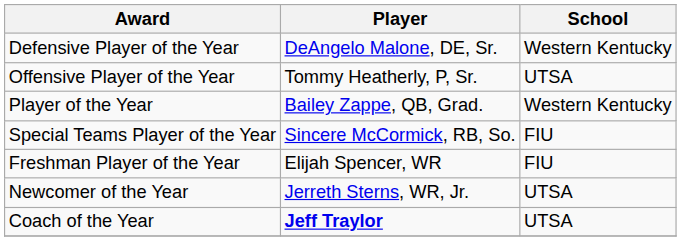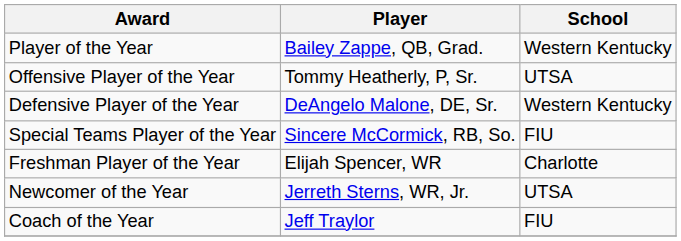rows swapped: (81, 105) <-> (124, 47)
(539, 163) FIU -> (561, 163) Charlotte
(334, 221) bold -> (329, 221) normal
(548, 221) UTSA -> (539, 221) FIU
